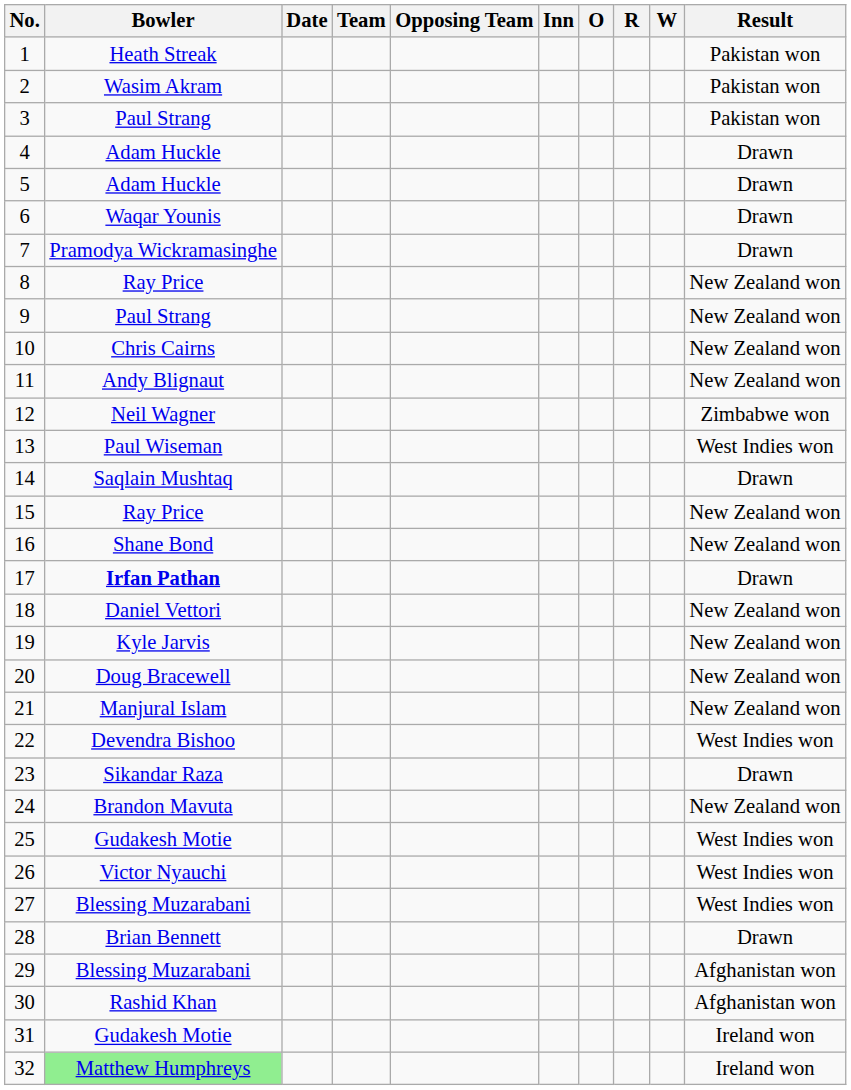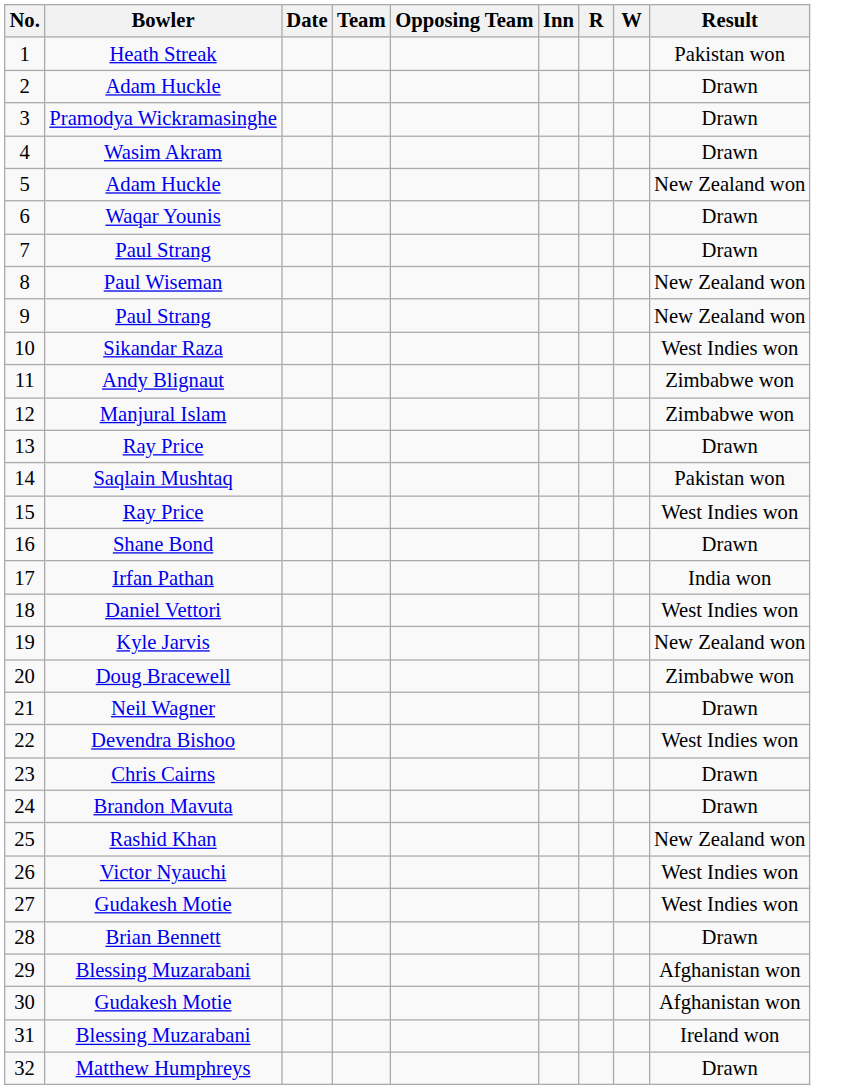- column: (596, 20)
(163, 86) Wasim Akram -> (163, 86) Adam Huckle
(765, 86) Pakistan won -> (730, 86) Drawn
(163, 119) Paul Strang -> (163, 119) Pramodya Wickramasinghe
(765, 119) Pakistan won -> (730, 119) Drawn
(163, 151) Adam Huckle -> (163, 151) Wasim Akram
(765, 184) Drawn -> (730, 184) New Zealand won
(163, 250) Pramodya Wickramasinghe -> (163, 250) Paul Strang
(163, 282) Ray Price -> (163, 282) Paul Wiseman
(163, 348) Chris Cairns -> (163, 348) Sikandar Raza
(765, 348) New Zealand won -> (730, 348) West Indies won
(765, 380) New Zealand won -> (730, 380) Zimbabwe won
(163, 413) Neil Wagner -> (163, 413) Manjural Islam
(163, 446) Paul Wiseman -> (163, 446) Ray Price
(765, 446) West Indies won -> (730, 446) Drawn
(765, 479) Drawn -> (730, 479) Pakistan won
(765, 511) New Zealand won -> (730, 511) West Indies won
(765, 544) New Zealand won -> (730, 544) Drawn
(163, 577) bold -> (163, 577) normal
(765, 577) Drawn -> (730, 577) India won
(765, 610) New Zealand won -> (730, 610) West Indies won
(765, 675) New Zealand won -> (730, 675) Zimbabwe won
(163, 708) Manjural Islam -> (163, 708) Neil Wagner
(765, 708) New Zealand won -> (730, 708) Drawn
(163, 773) Sikandar Raza -> (163, 773) Chris Cairns
(765, 806) New Zealand won -> (730, 806) Drawn
(163, 839) Gudakesh Motie -> (163, 839) Rashid Khan
(765, 839) West Indies won -> (730, 839) New Zealand won
(163, 904) Blessing Muzarabani -> (163, 904) Gudakesh Motie
(163, 1002) Rashid Khan -> (163, 1002) Gudakesh Motie
(163, 1035) Gudakesh Motie -> (163, 1035) Blessing Muzarabani
(163, 1068) lightgreen background -> (163, 1068) no background
(765, 1068) Ireland won -> (730, 1068) Drawn
